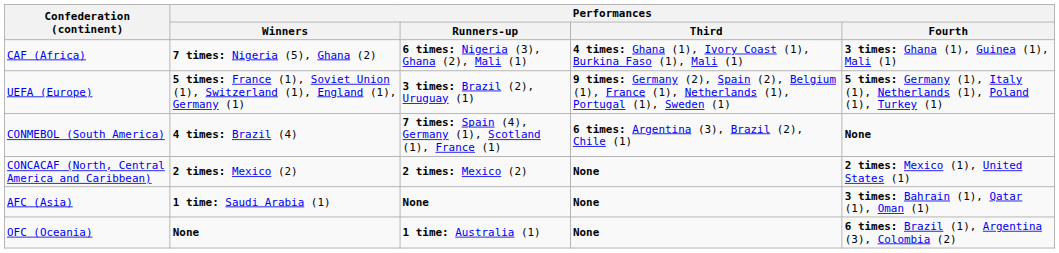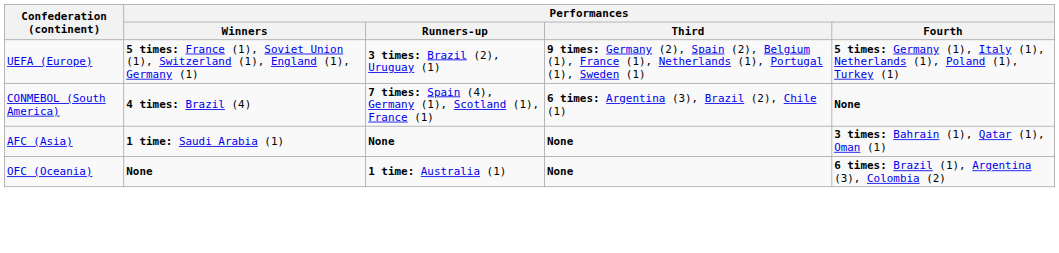- row: (46, 55)
- row: (86, 172)
